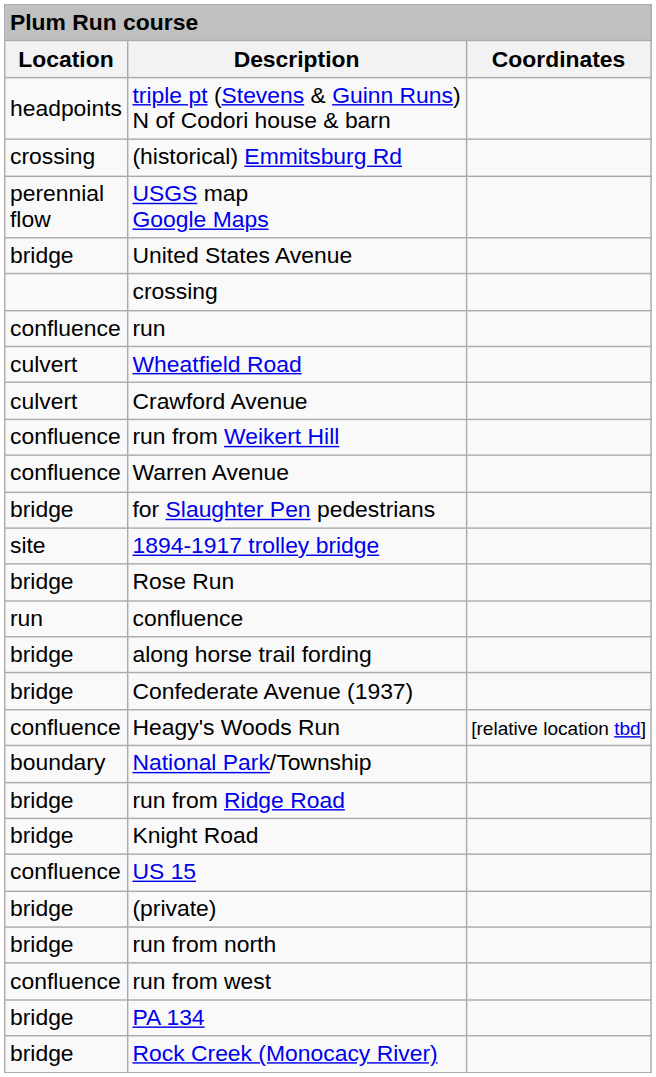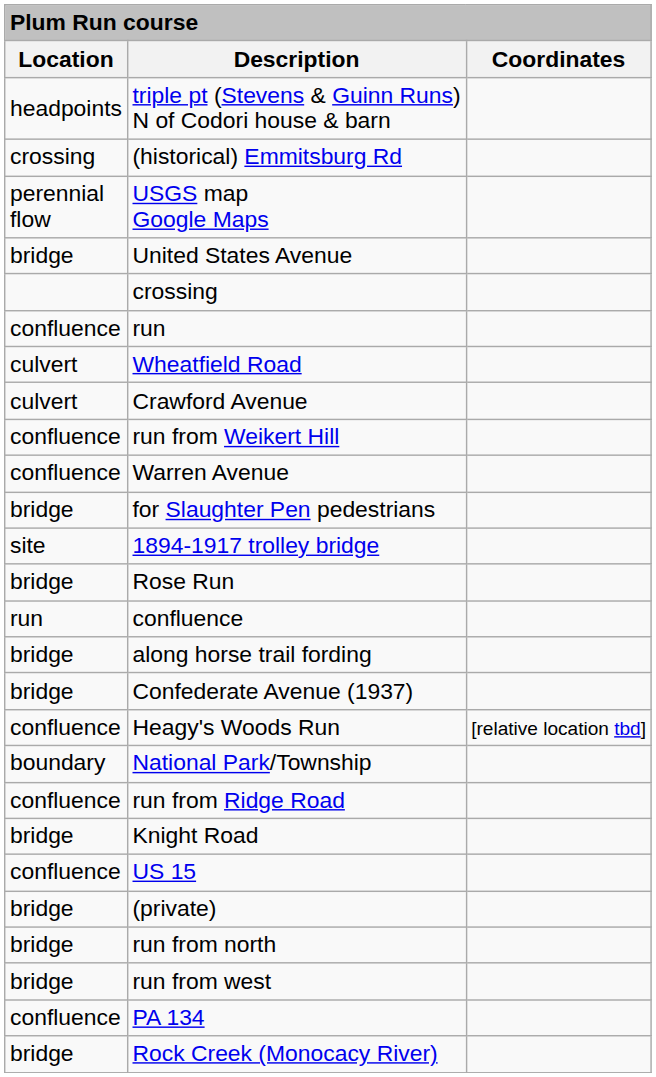(42, 799) bridge -> (65, 799) confluence
(65, 981) confluence -> (42, 981) bridge
(42, 1017) bridge -> (65, 1017) confluence
